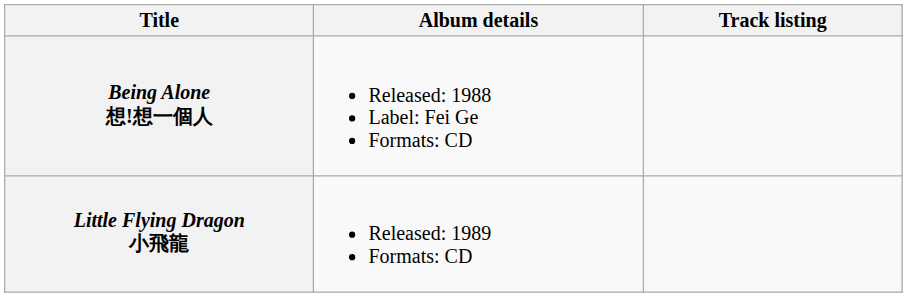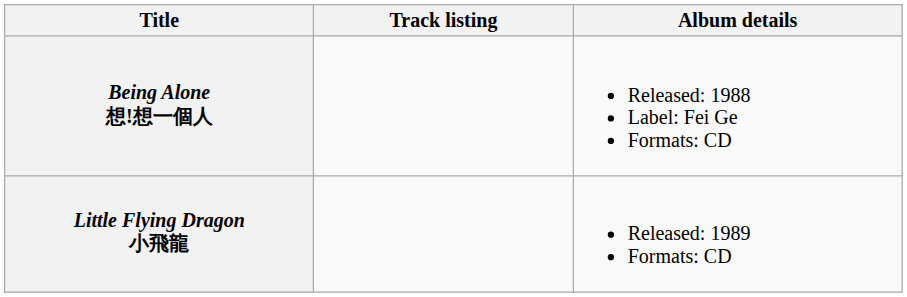columns swapped: (478, 20) <-> (773, 20)
